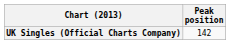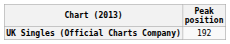(204, 33) 142 -> (204, 33) 192
